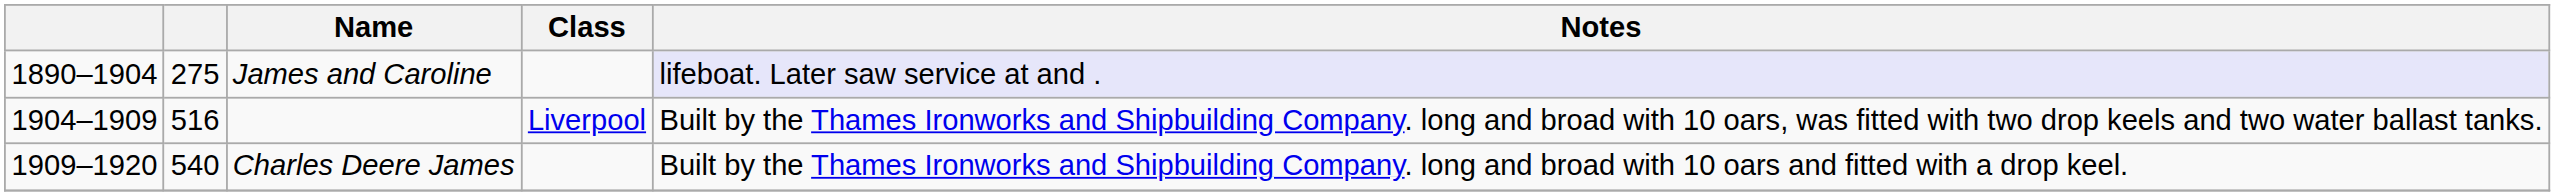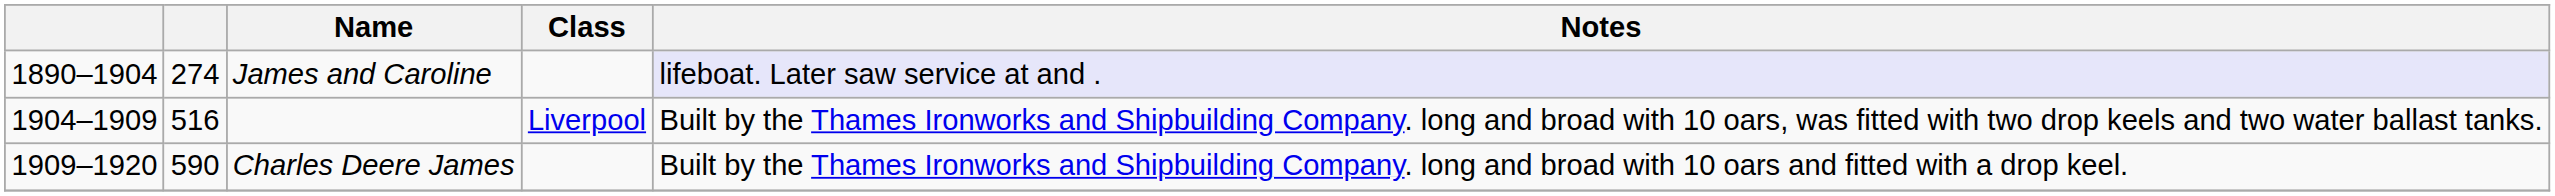(195, 73) 275 -> (195, 73) 274
(195, 166) 540 -> (195, 166) 590
